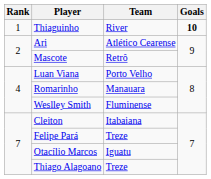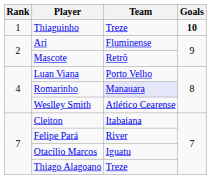(117, 27) River -> (117, 27) Treze
(141, 43) Atlético Cearense -> (129, 43) Fluminense
(125, 89) no background -> (125, 89) lavender background
(129, 105) Fluminense -> (141, 105) Atlético Cearense
(117, 136) Treze -> (117, 136) River
